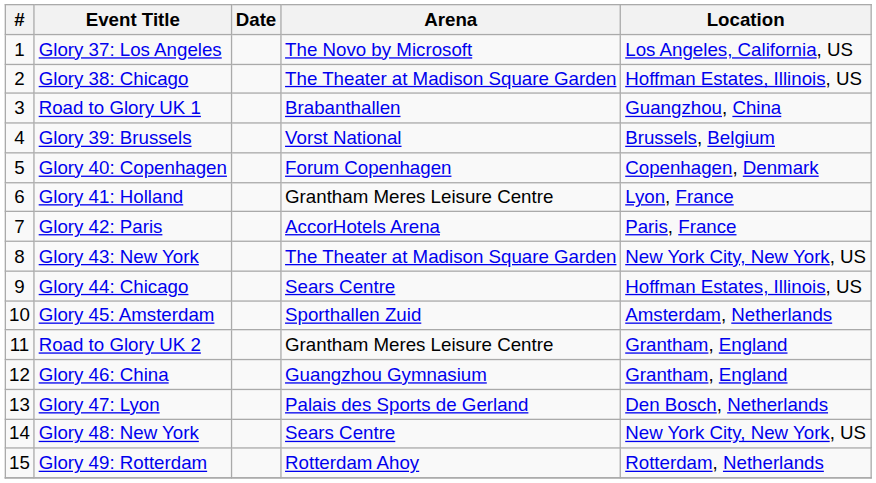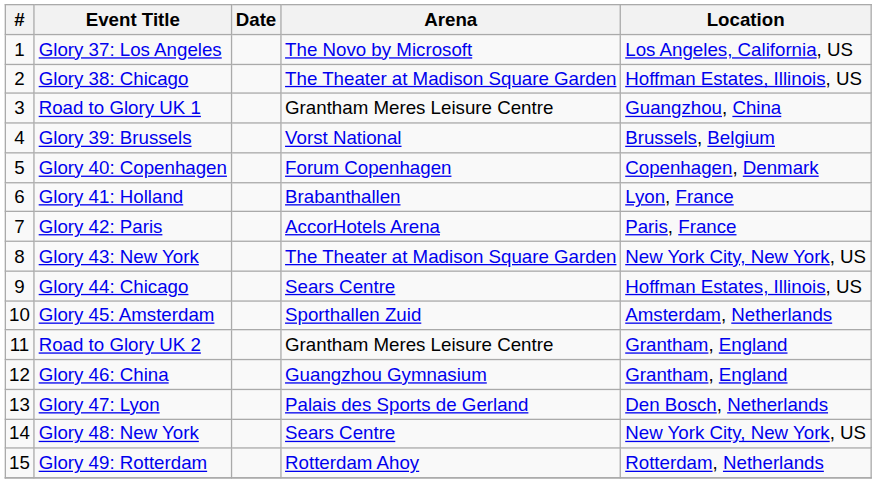(343, 109) Brabanthallen -> (419, 109) Grantham Meres Leisure Centre
(419, 197) Grantham Meres Leisure Centre -> (343, 197) Brabanthallen
